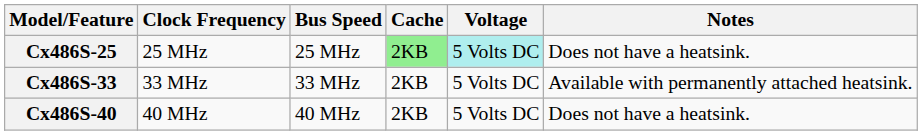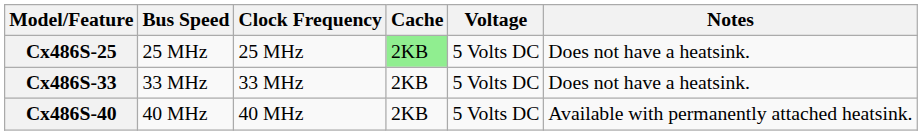columns swapped: (338, 20) <-> (214, 20)
(496, 51) paleturquoise background -> (496, 51) no background
(730, 82) Available with permanently attached heatsink. -> (649, 82) Does not have a heatsink.
(649, 113) Does not have a heatsink. -> (730, 113) Available with permanently attached heatsink.
